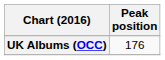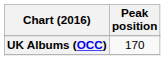(135, 45) 176 -> (135, 45) 170
